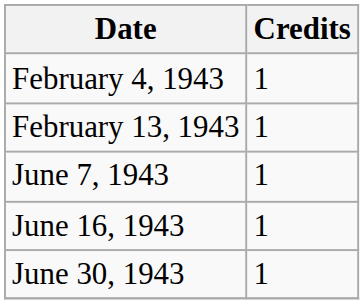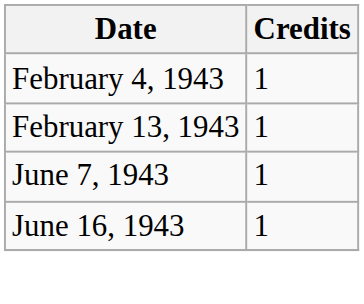- row: (98, 273)
